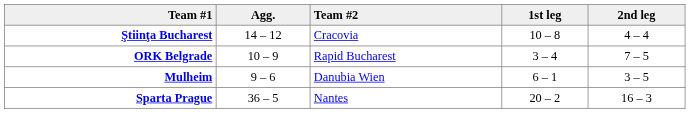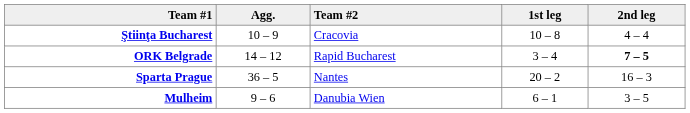(263, 35) 14 – 12 -> (263, 35) 10 – 9
(263, 56) 10 – 9 -> (263, 56) 14 – 12
(636, 56) normal -> (636, 56) bold
rows swapped: (188, 77) <-> (174, 98)
